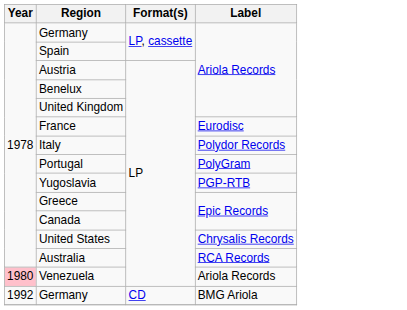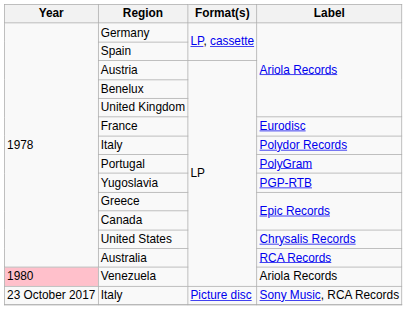- row: (63, 295)
+ row: (112, 295)
